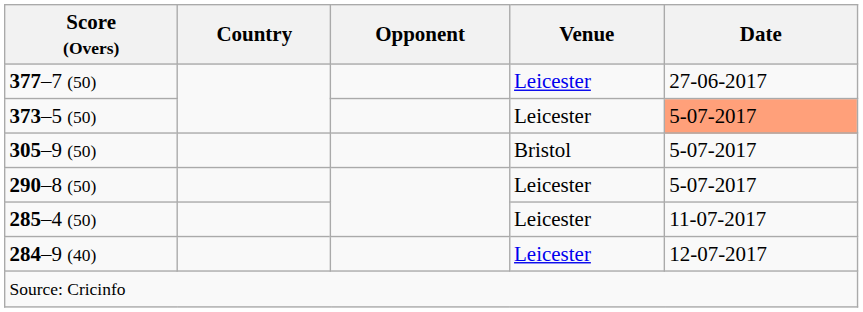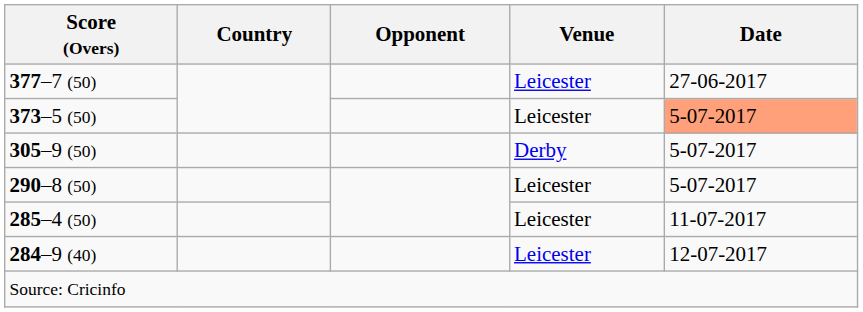(543, 150) Bristol -> (540, 150) Derby
